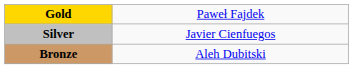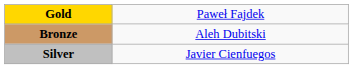rows swapped: (58, 34) <-> (58, 53)
